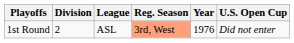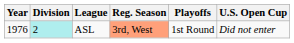columns swapped: (204, 12) <-> (28, 12)
(57, 29) no background -> (35, 29) paleturquoise background
